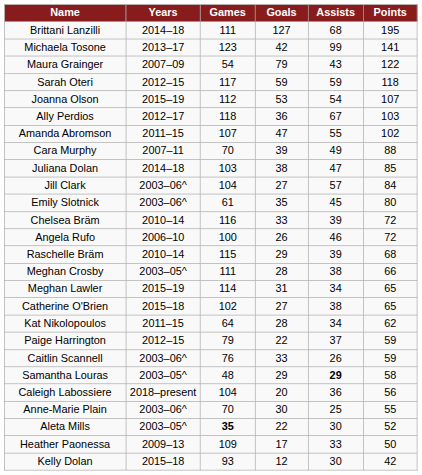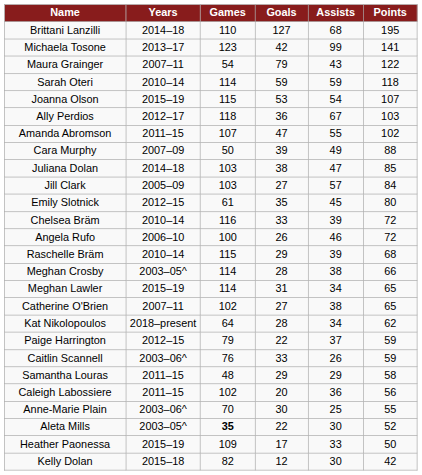(228, 30) 111 -> (228, 30) 110
(163, 64) 2007–09 -> (163, 64) 2007–11
(163, 82) 2012–15 -> (163, 82) 2010–14
(228, 82) 117 -> (228, 82) 114
(228, 99) 112 -> (228, 99) 115
(163, 151) 2007–11 -> (163, 151) 2007–09
(228, 151) 70 -> (228, 151) 50
(163, 185) 2003–06^ -> (163, 185) 2005–09
(228, 185) 104 -> (228, 185) 103
(163, 202) 2003–06^ -> (163, 202) 2012–15
(228, 271) 111 -> (228, 271) 114
(163, 306) 2015–18 -> (163, 306) 2007–11
(163, 323) 2011–15 -> (163, 323) 2018–present
(163, 375) 2003–05^ -> (163, 375) 2011–15
(336, 375) bold -> (336, 375) normal
(163, 392) 2018–present -> (163, 392) 2011–15
(228, 392) 104 -> (228, 392) 102
(163, 444) 2009–13 -> (163, 444) 2015–19
(228, 461) 93 -> (228, 461) 82
